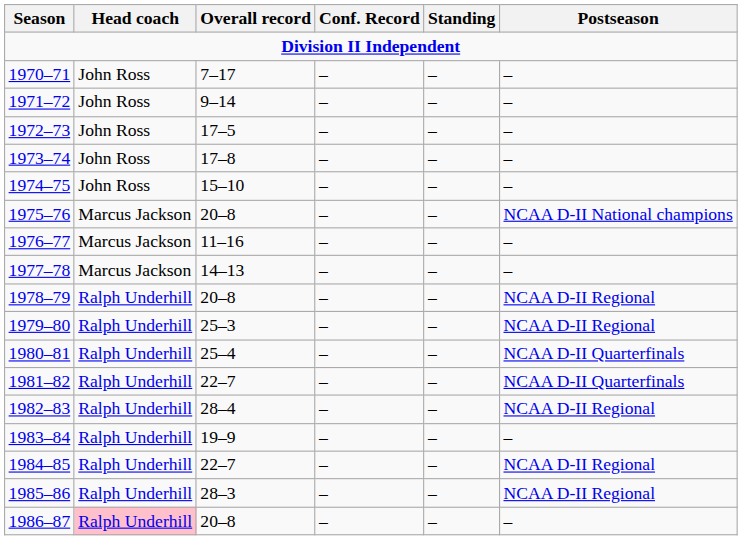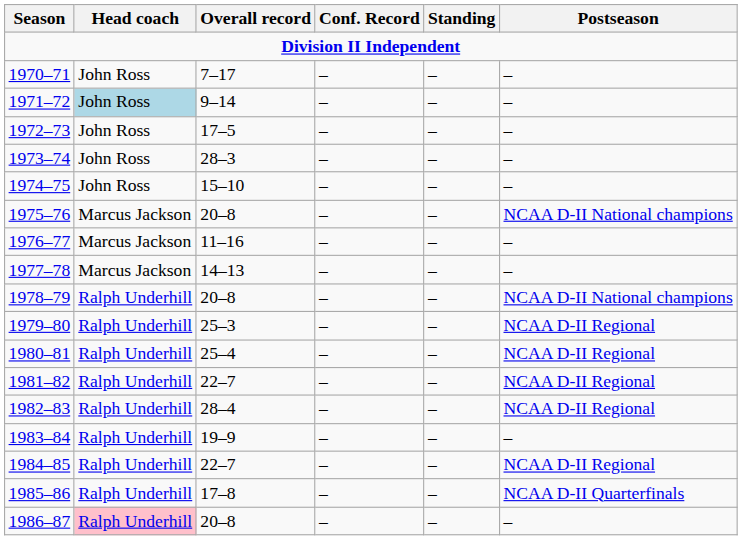(114, 102) no background -> (114, 102) lightblue background
(218, 158) 17–8 -> (218, 158) 28–3
(579, 297) NCAA D-II Regional -> (618, 297) NCAA D-II National champions
(594, 353) NCAA D-II Quarterfinals -> (579, 353) NCAA D-II Regional
(594, 381) NCAA D-II Quarterfinals -> (579, 381) NCAA D-II Regional
(218, 492) 28–3 -> (218, 492) 17–8
(579, 492) NCAA D-II Regional -> (594, 492) NCAA D-II Quarterfinals
